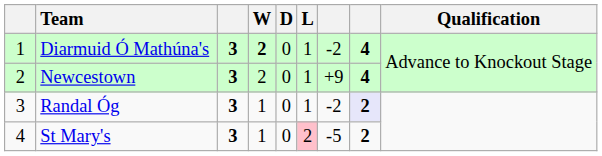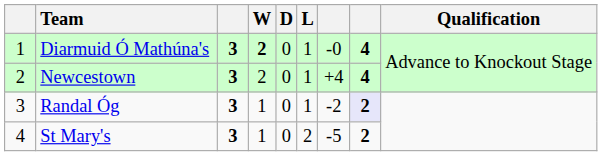(334, 48) -2 -> (334, 48) -0
(334, 77) +9 -> (334, 77) +4
(308, 135) pink background -> (308, 135) no background
